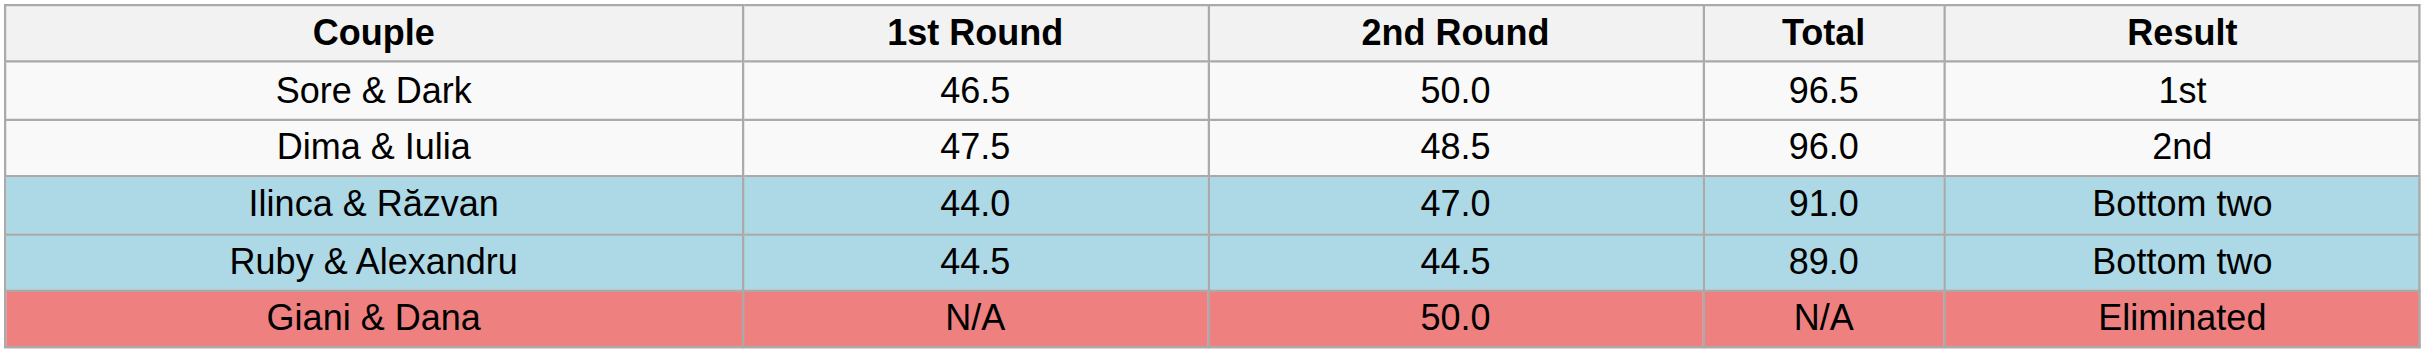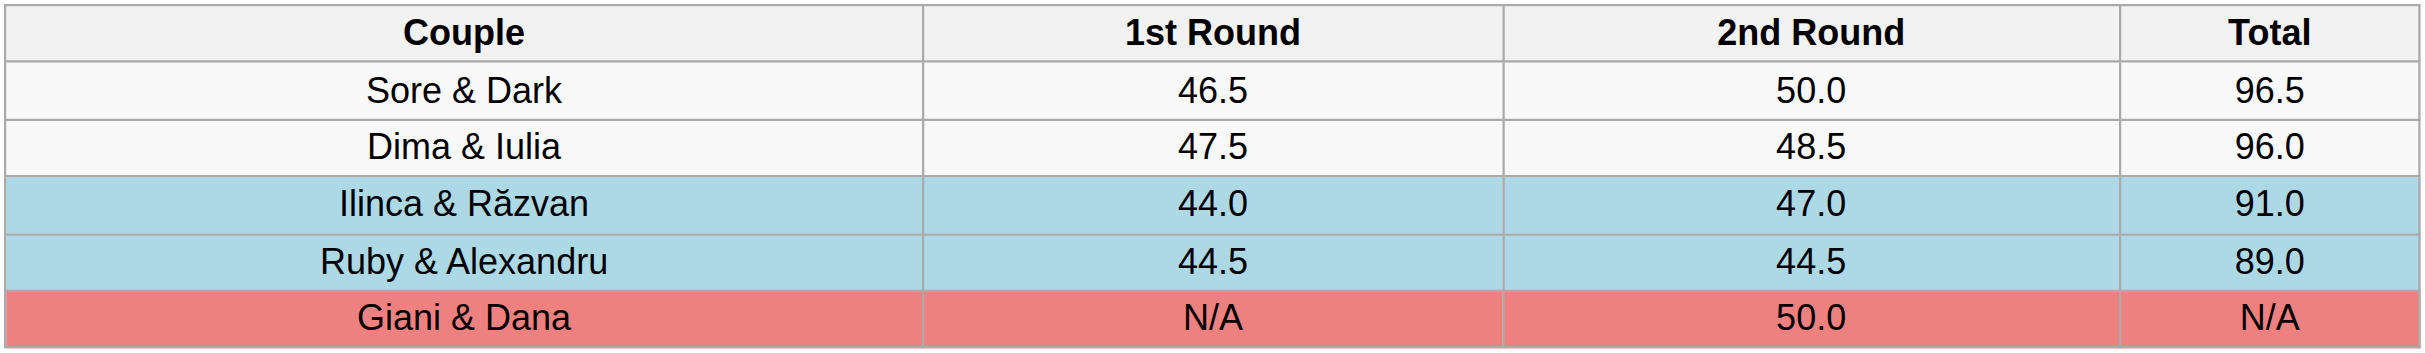- column: (2182, 33)
